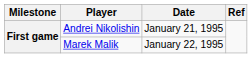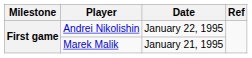(184, 28) January 21, 1995 -> (184, 28) January 22, 1995
(184, 45) January 22, 1995 -> (184, 45) January 21, 1995
